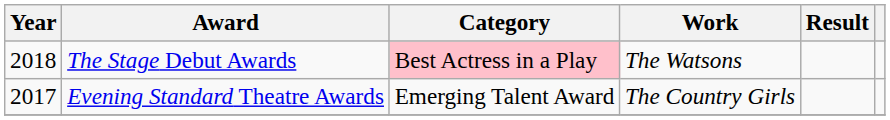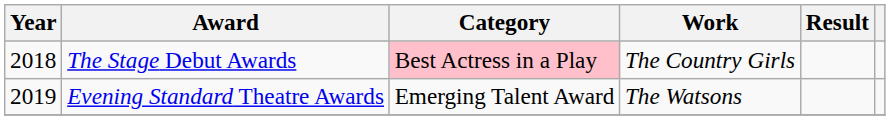(684, 59) The Watsons -> (710, 59) The Country Girls
(33, 96) 2017 -> (33, 96) 2019
(710, 96) The Country Girls -> (684, 96) The Watsons
